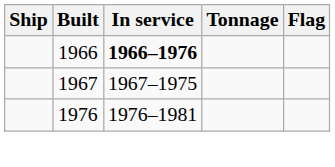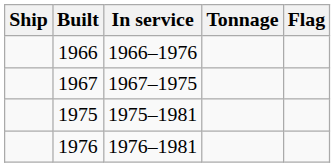(153, 51) bold -> (153, 51) normal
+ row: (78, 114)
